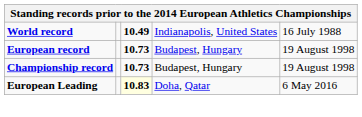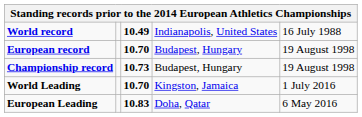(136, 49) 10.73 -> (136, 49) 10.70
+ row: (44, 85)
(136, 85) lightyellow background -> (136, 103) no background
